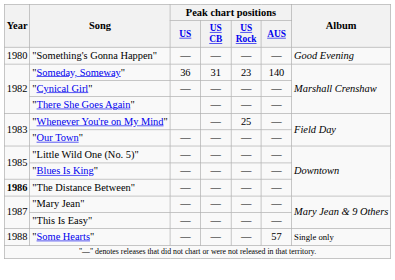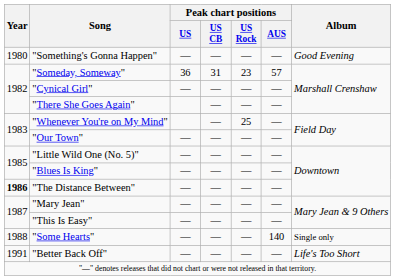(277, 72) 140 -> (277, 72) 57
(277, 237) 57 -> (277, 237) 140
+ row: (70, 253)
